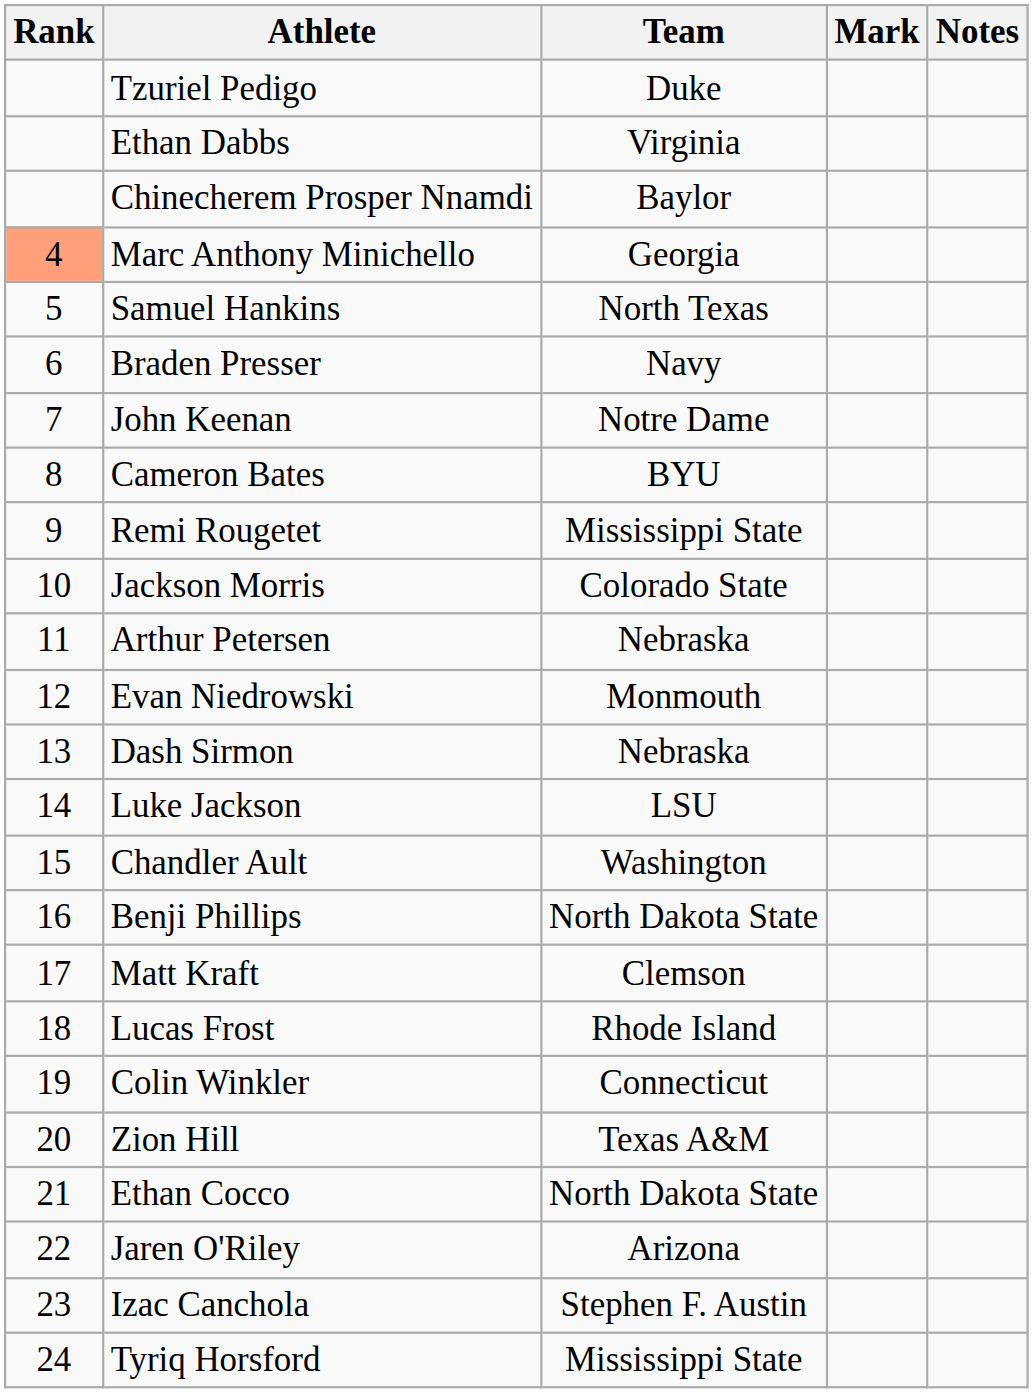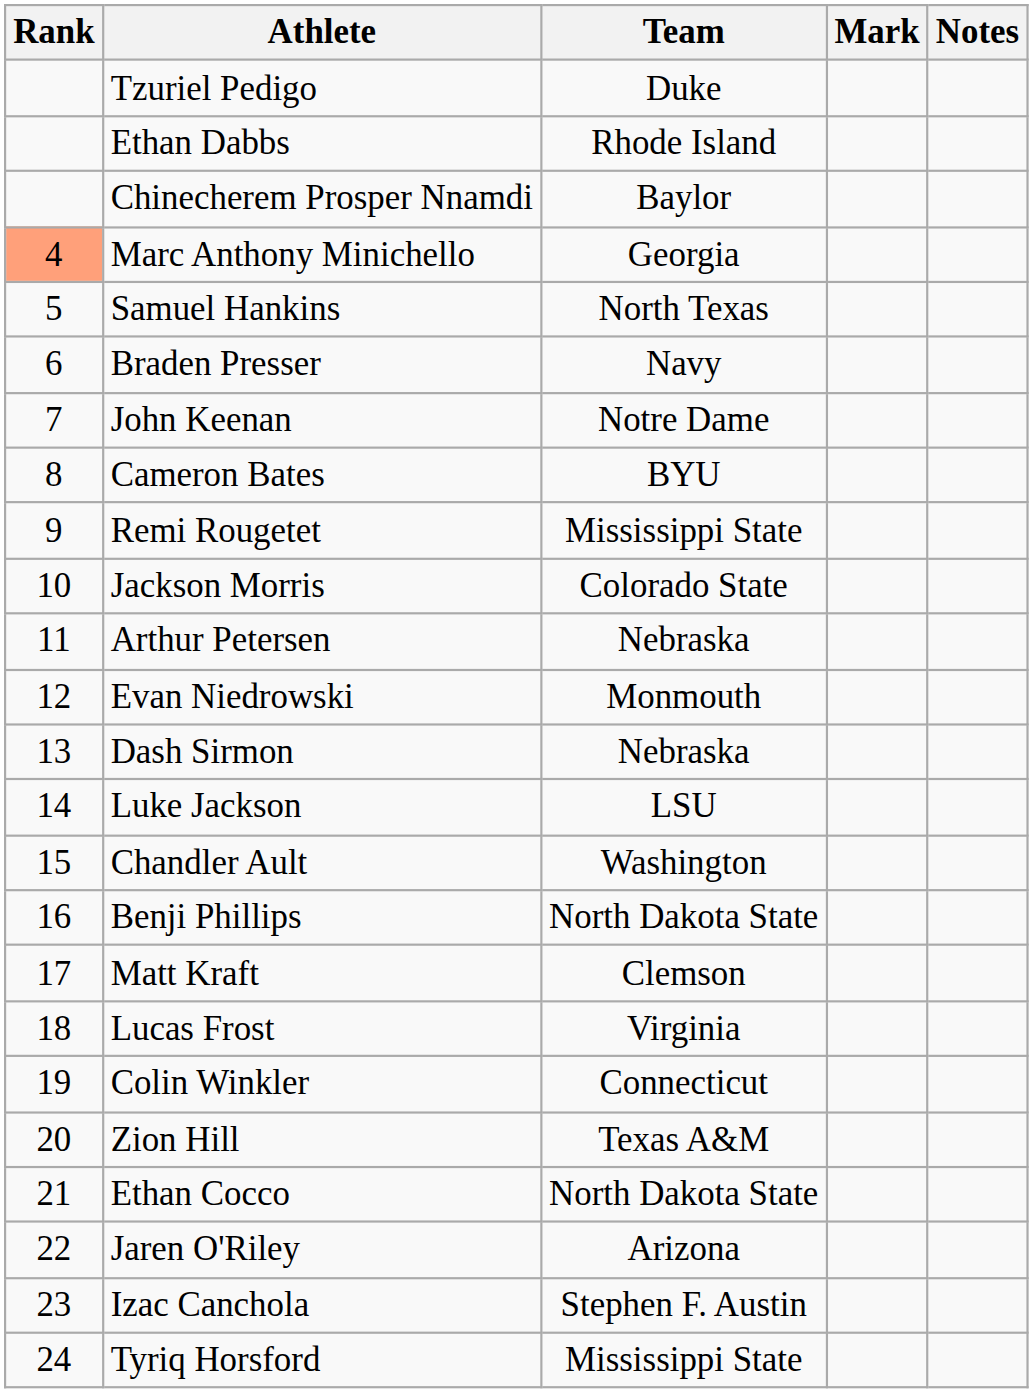(684, 142) Virginia -> (684, 142) Rhode Island
(684, 1027) Rhode Island -> (684, 1027) Virginia
